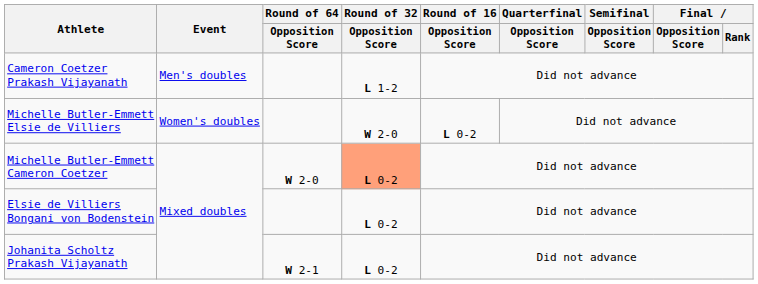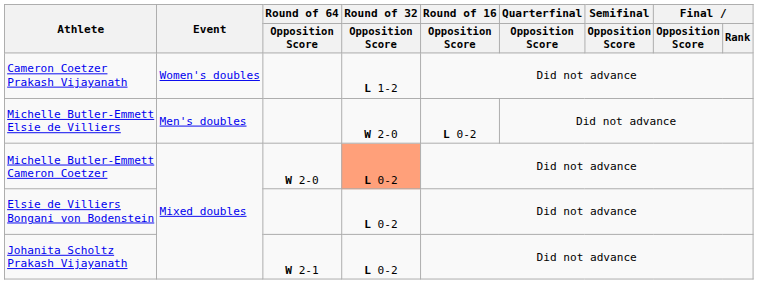(203, 75) Men's doubles -> (210, 75) Women's doubles
(210, 121) Women's doubles -> (203, 121) Men's doubles
